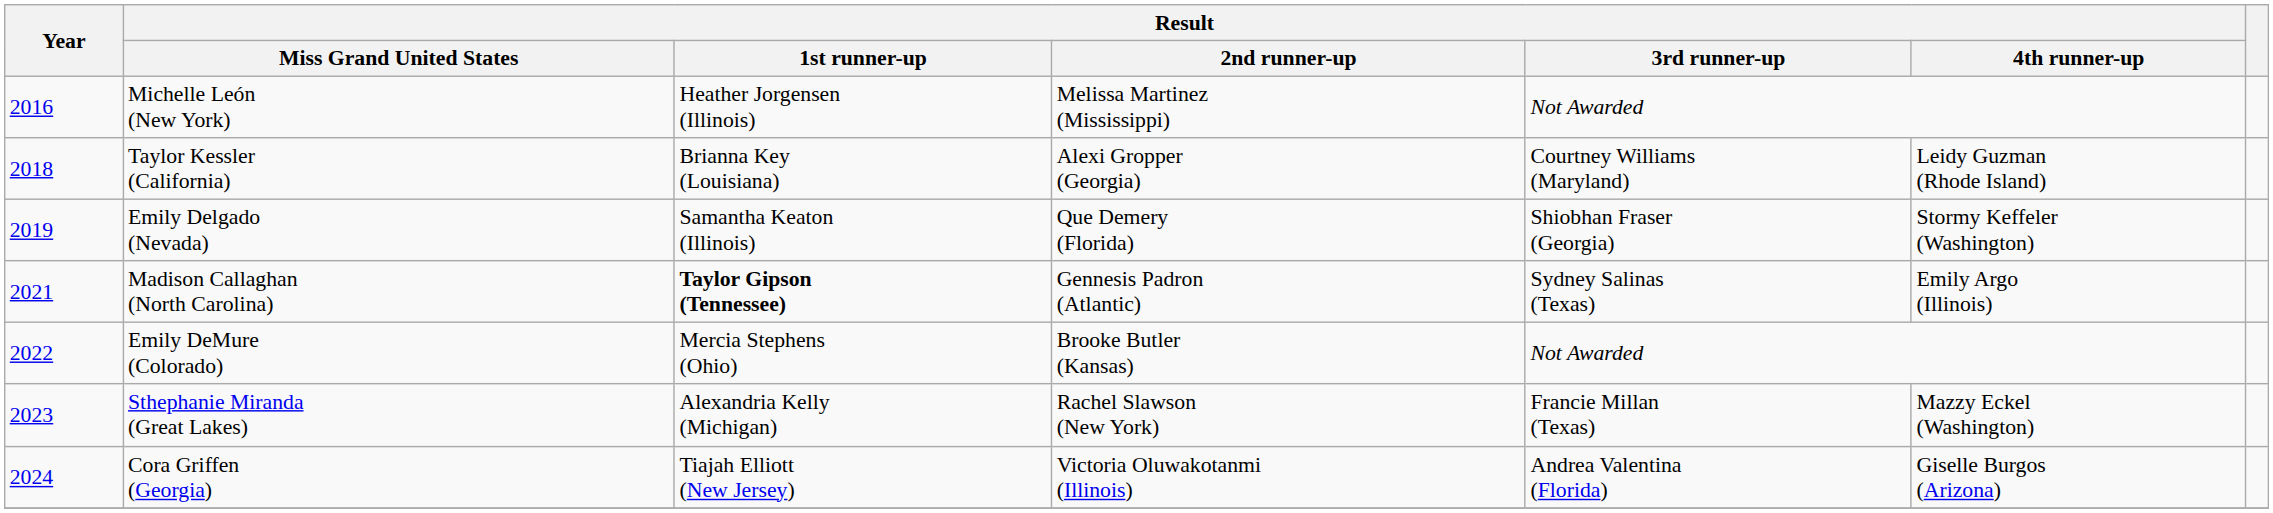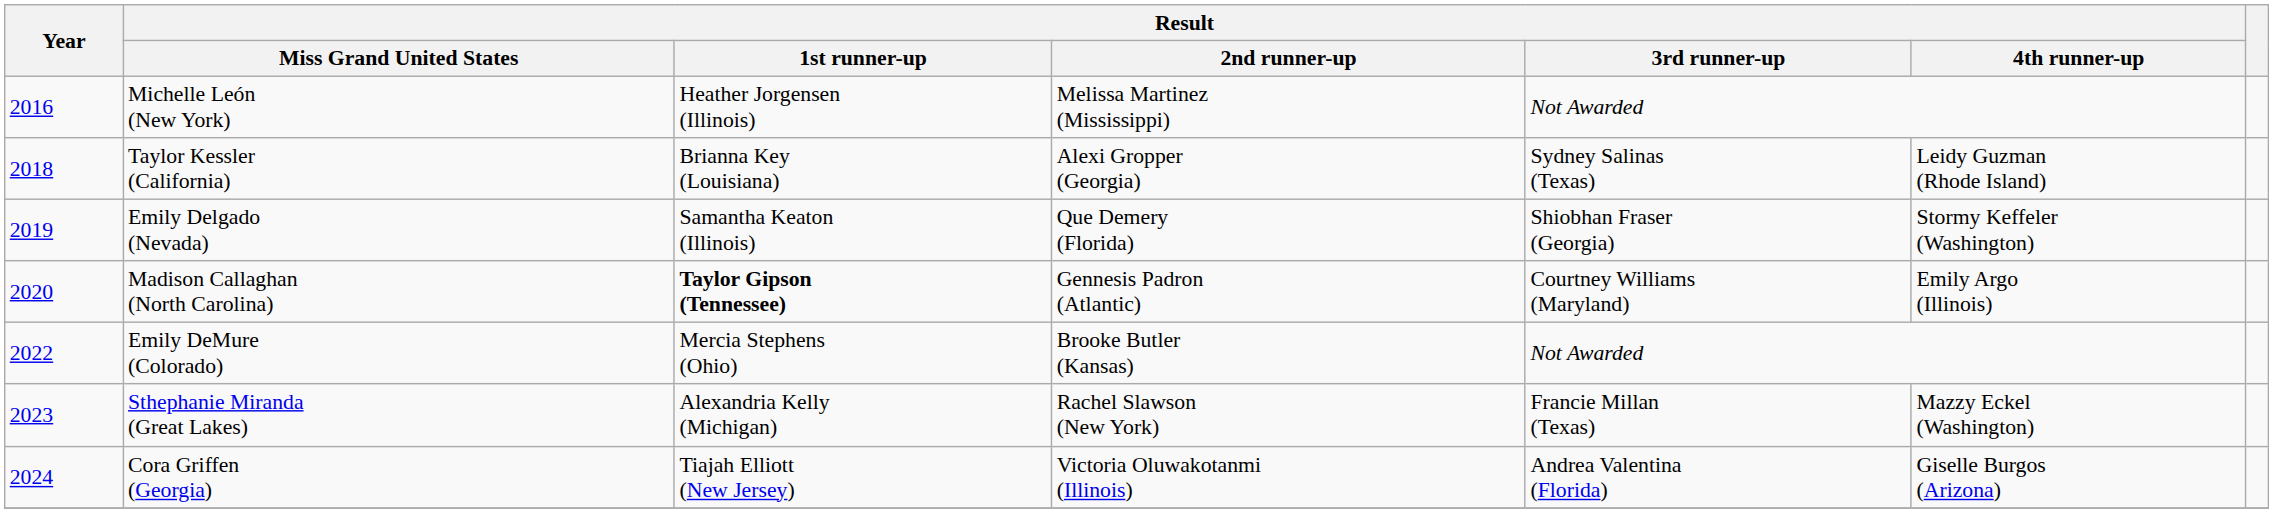(1613, 168) Courtney Williams (Maryland) -> (1597, 168) Sydney Salinas (Texas)
(31, 291) 2021 -> (31, 291) 2020
(1597, 291) Sydney Salinas (Texas) -> (1613, 291) Courtney Williams (Maryland)
